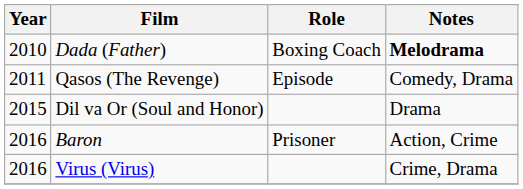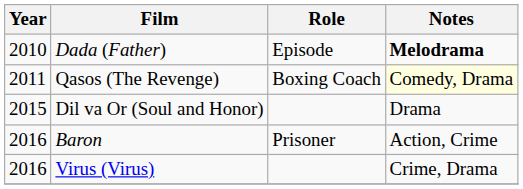(327, 49) Boxing Coach -> (303, 49) Episode
(303, 79) Episode -> (327, 79) Boxing Coach
(451, 79) no background -> (451, 79) lightyellow background
